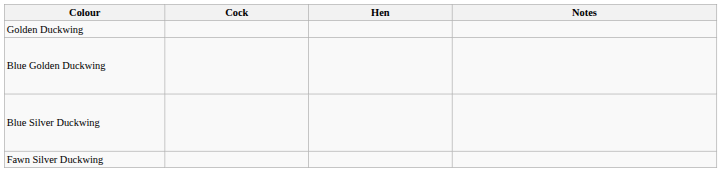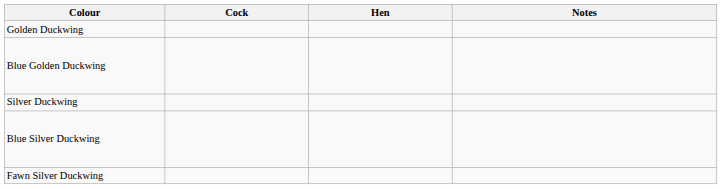+ row: (42, 102)
